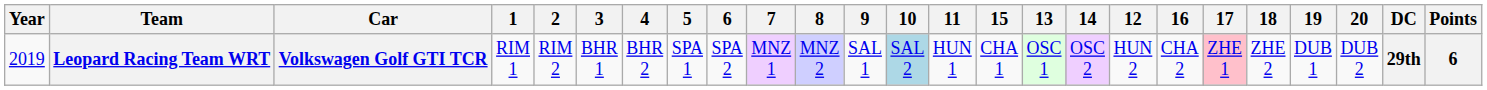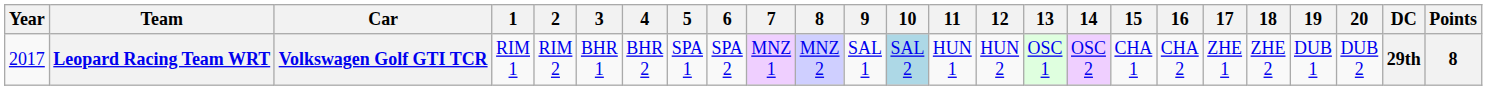columns swapped: (1133, 18) <-> (999, 18)
(27, 59) 2019 -> (27, 59) 2017
(1225, 59) pink background -> (1225, 59) no background
(1453, 59) 6 -> (1453, 59) 8
